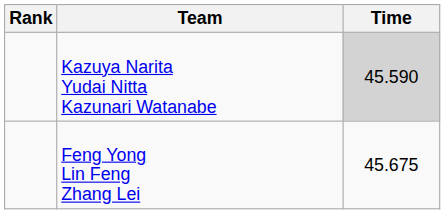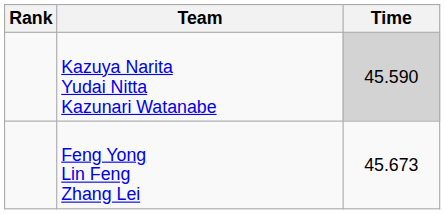(391, 164) 45.675 -> (391, 164) 45.673
